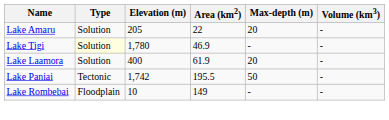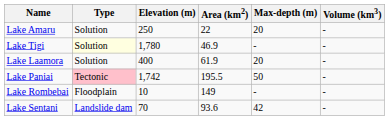(135, 30) 205 -> (146, 30) 250
(94, 76) no background -> (91, 76) pink background
+ row: (32, 107)
